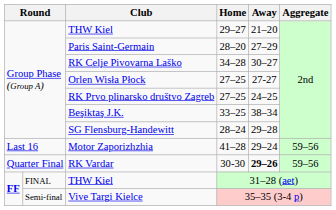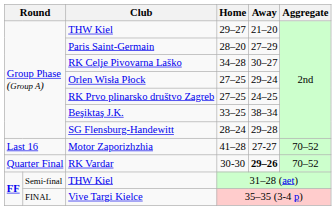(264, 79) 27-27 -> (264, 79) 29–24
(264, 146) 29–24 -> (264, 146) 27-27
(305, 146) 59–56 -> (305, 146) 70–52
(305, 163) 59–56 -> (305, 163) 70–52
(38, 181) FINAL -> (44, 181) Semi-final
(44, 197) Semi-final -> (38, 197) FINAL
